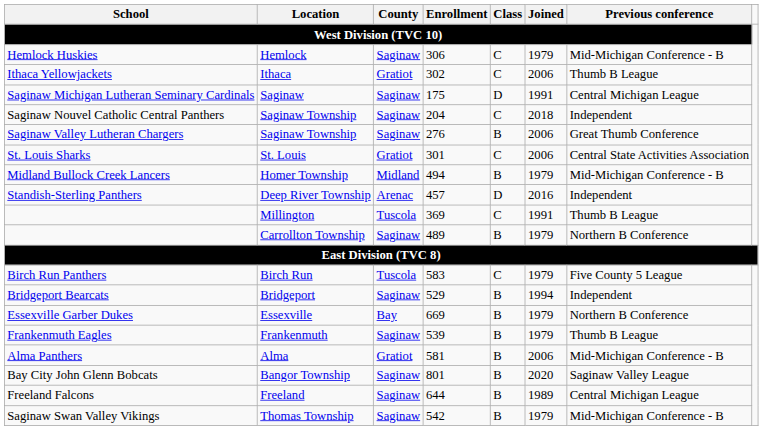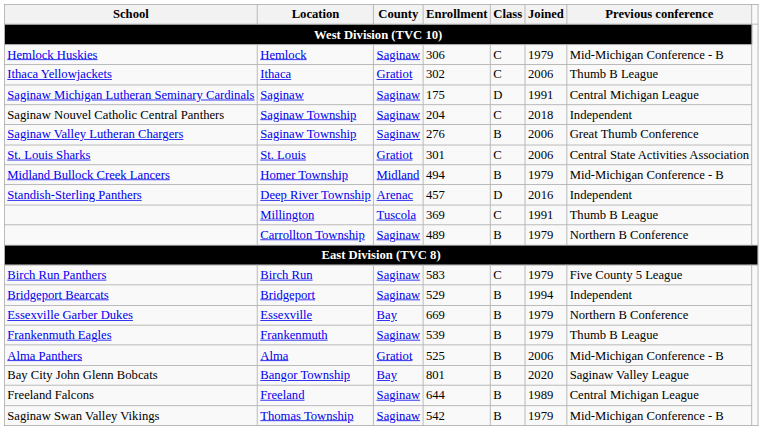(396, 275) Tuscola -> (398, 275) Saginaw
(435, 355) 581 -> (435, 355) 525
(398, 375) Saginaw -> (387, 375) Bay
